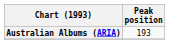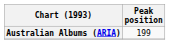(144, 33) 193 -> (144, 33) 199
